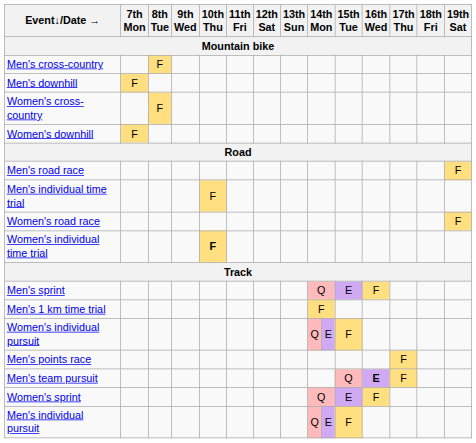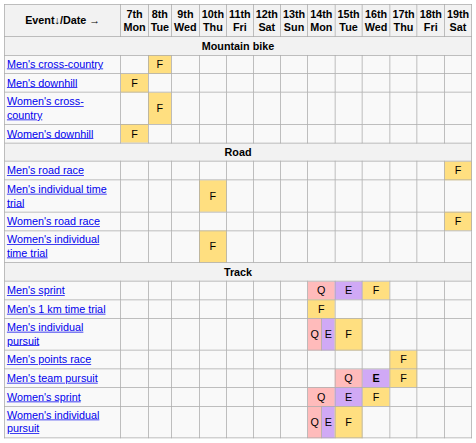(213, 247) bold -> (213, 247) normal
rows swapped: (45, 422) <-> (53, 334)
